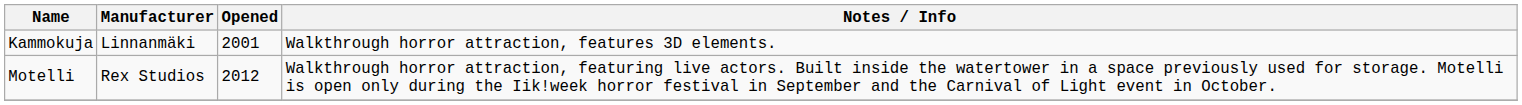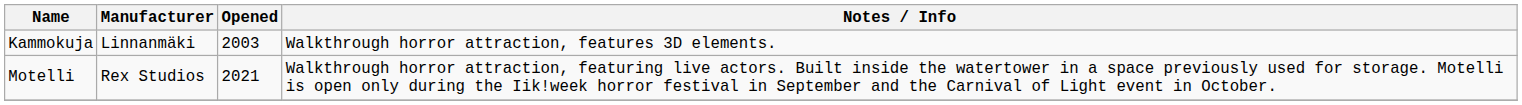(240, 43) 2001 -> (240, 43) 2003
(240, 78) 2012 -> (240, 78) 2021
